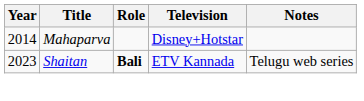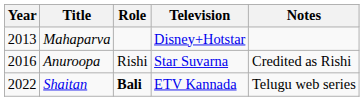(22, 38) 2014 -> (22, 38) 2013
+ row: (72, 61)
(22, 61) 2023 -> (22, 84) 2022
